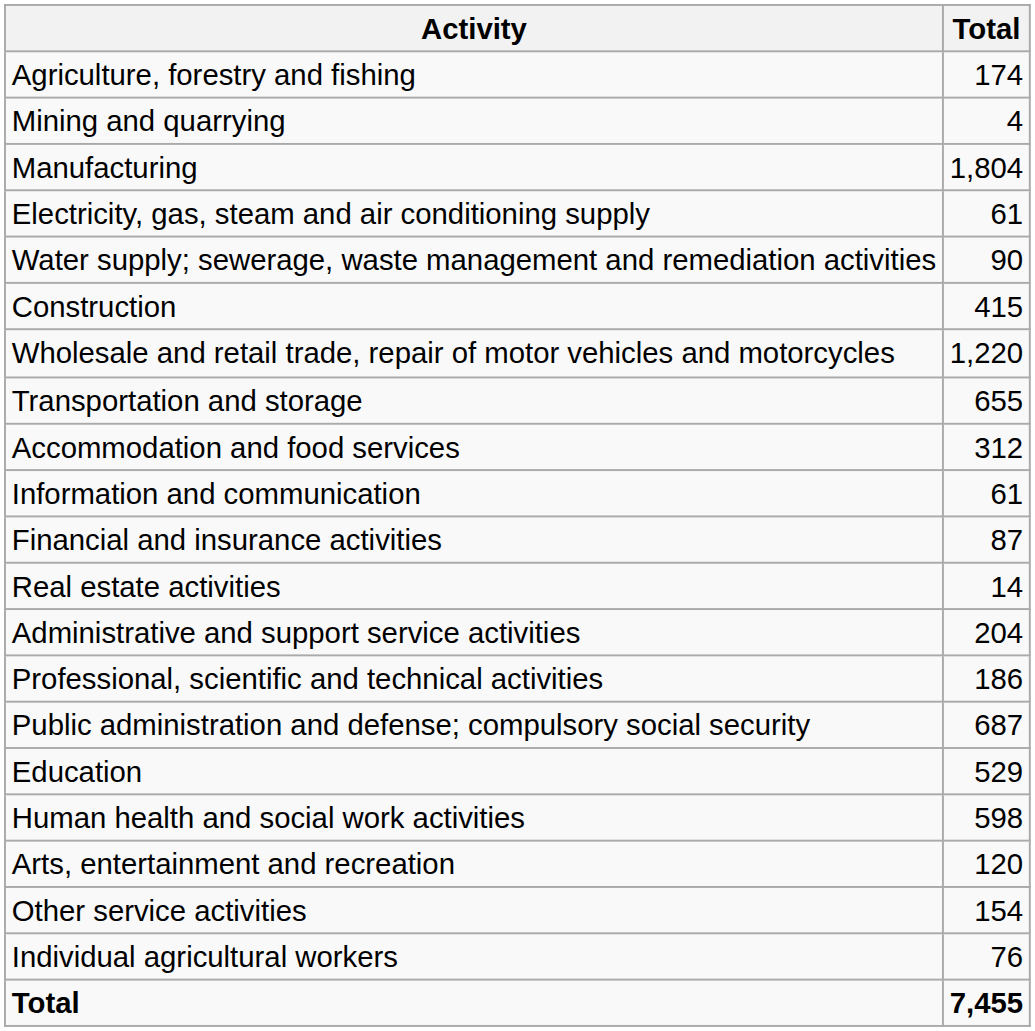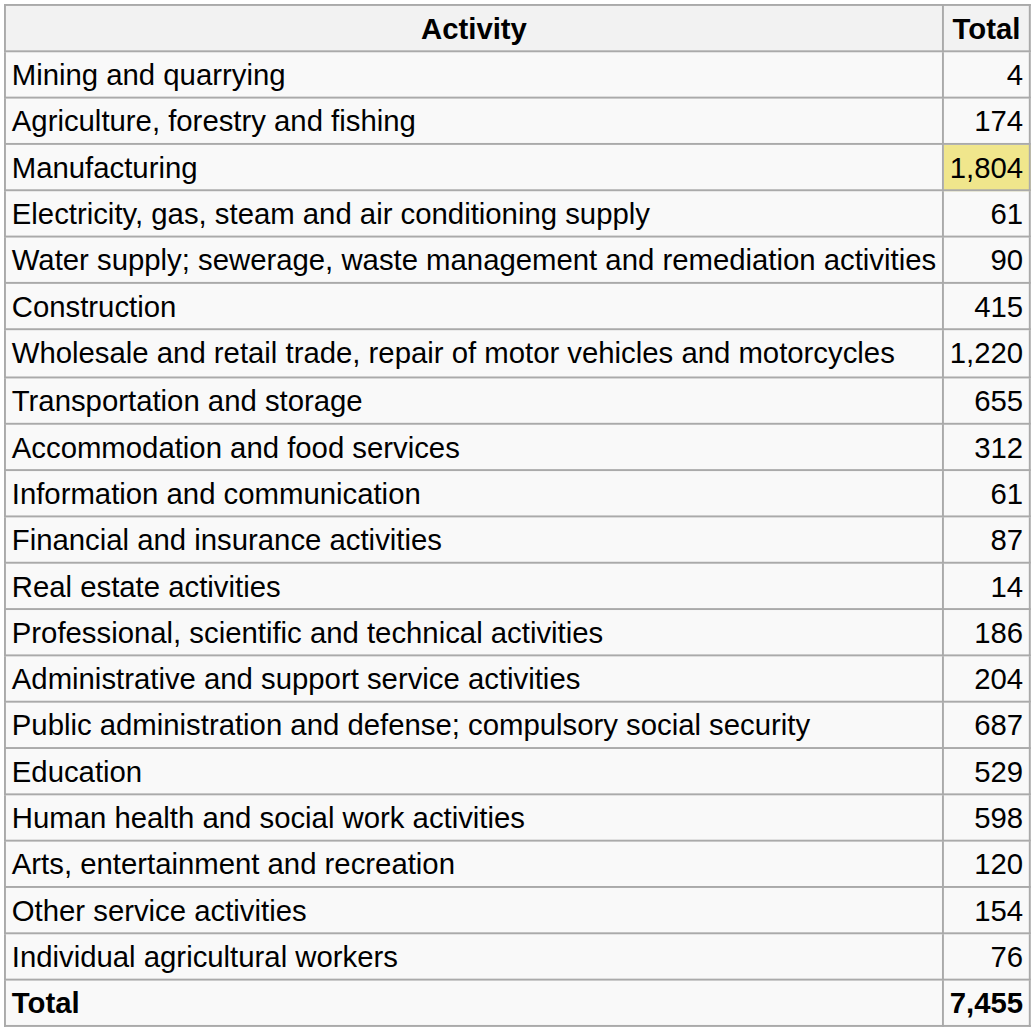rows swapped: (214, 75) <-> (149, 121)
(986, 168) no background -> (986, 168) khaki background
rows swapped: (307, 679) <-> (296, 632)
